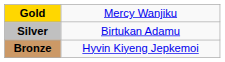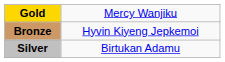rows swapped: (33, 31) <-> (33, 48)
